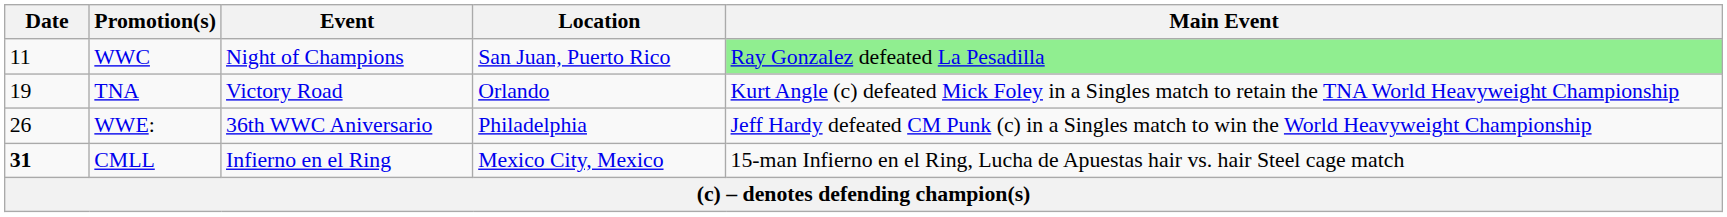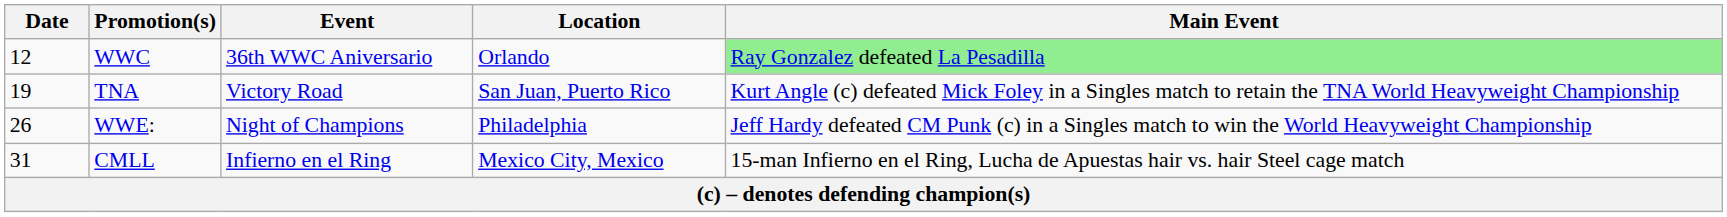(20, 56) 11 -> (21, 56) 12
(315, 56) Night of Champions -> (329, 56) 36th WWC Aniversario
(574, 56) San Juan, Puerto Rico -> (514, 56) Orlando
(514, 90) Orlando -> (574, 90) San Juan, Puerto Rico
(329, 125) 36th WWC Aniversario -> (315, 125) Night of Champions
(21, 159) bold -> (21, 159) normal
